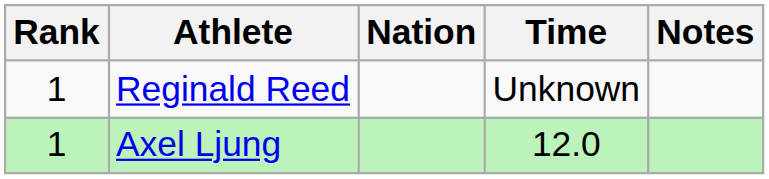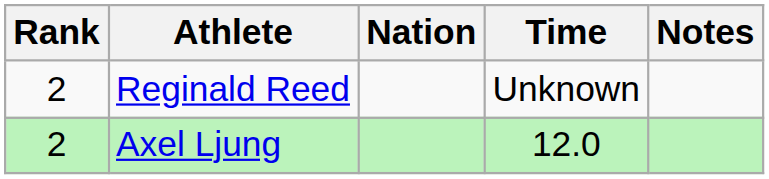(56, 88) 1 -> (56, 88) 2
(56, 144) 1 -> (56, 144) 2
